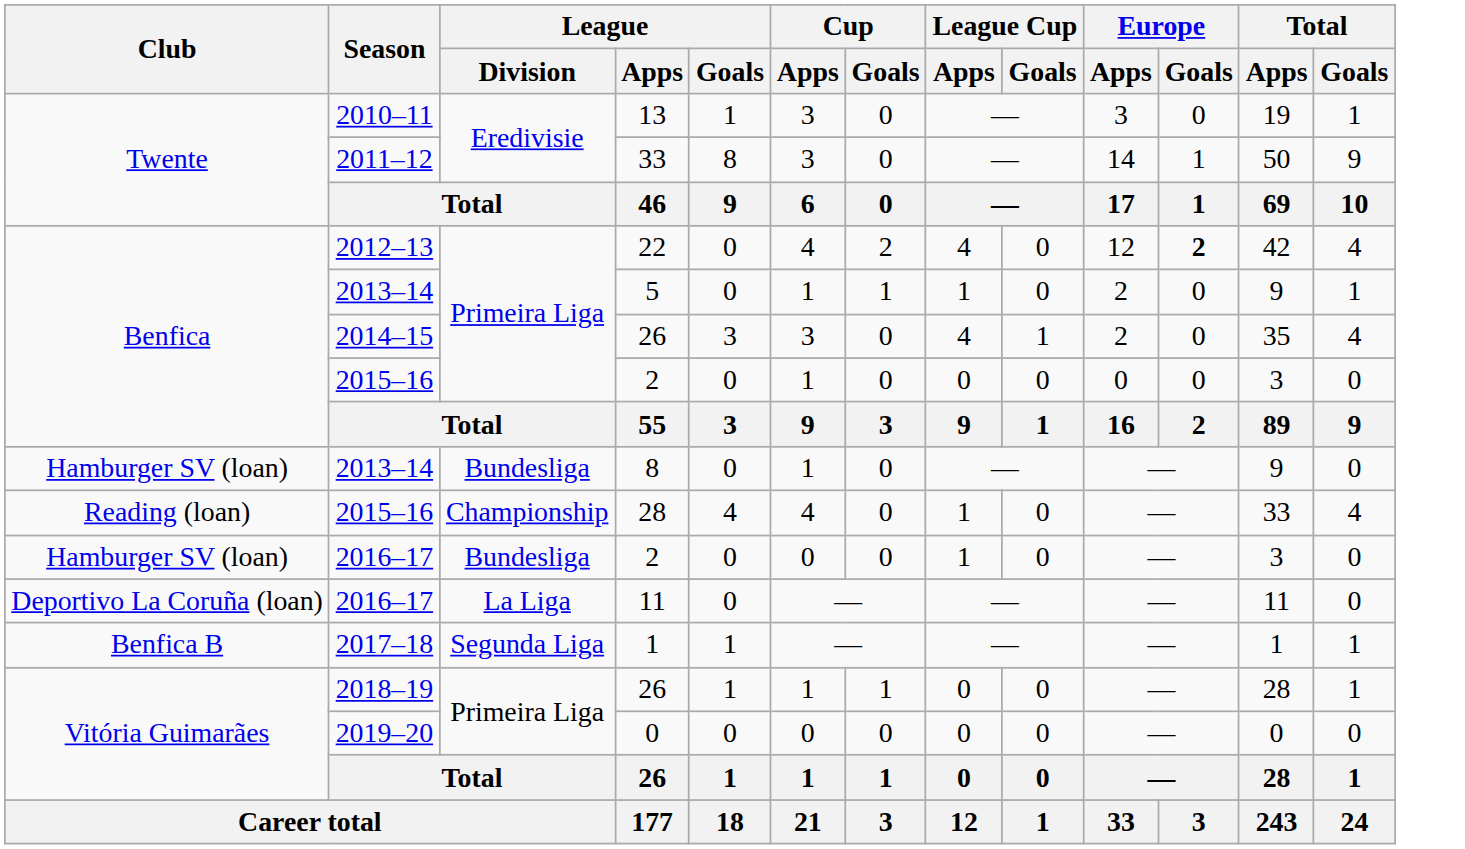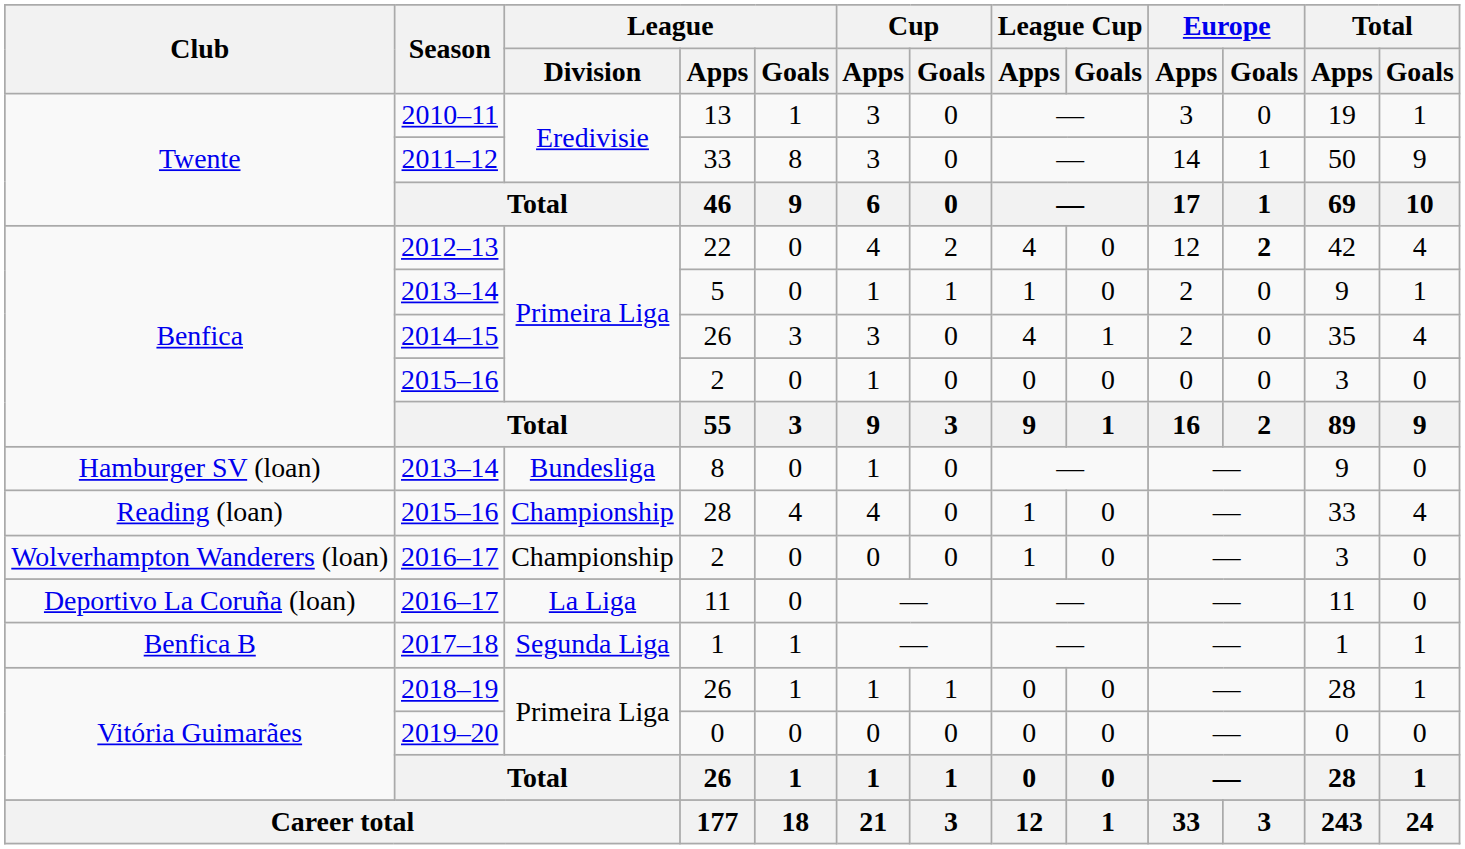(167, 556) Hamburger SV (loan) -> (200, 556) Wolverhampton Wanderers (loan)
(527, 556) Bundesliga -> (593, 556) Championship
